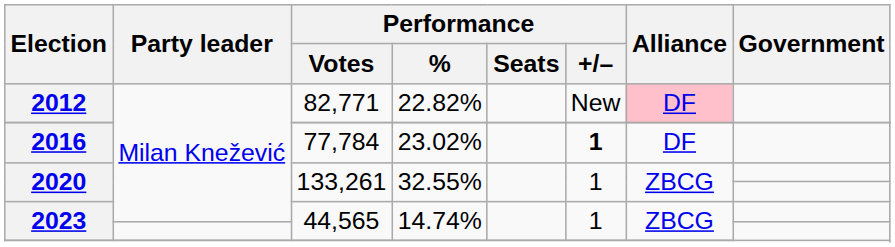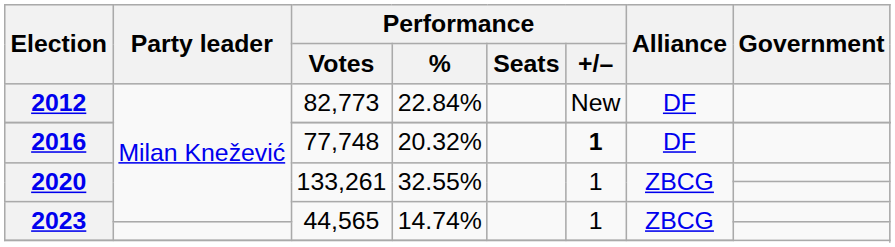(341, 102) 82,771 -> (341, 102) 82,773
(440, 102) 22.82% -> (440, 102) 22.84%
(679, 102) pink background -> (679, 102) no background
(341, 142) 77,784 -> (341, 142) 77,748
(440, 142) 23.02% -> (440, 142) 20.32%
